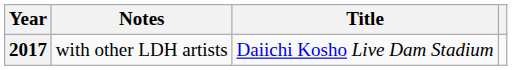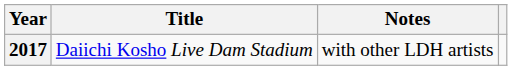columns swapped: (365, 19) <-> (142, 19)
